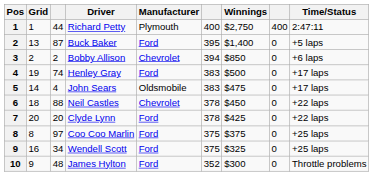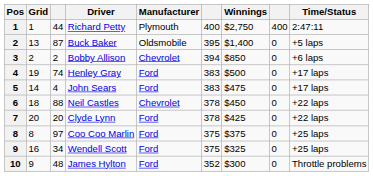(149, 42) Ford -> (163, 42) Oldsmobile
(163, 88) Oldsmobile -> (149, 88) Ford
